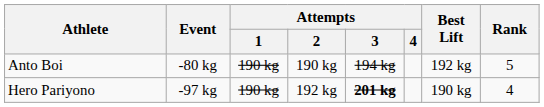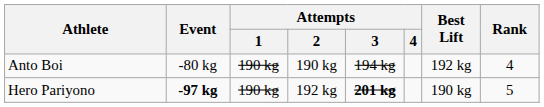(510, 66) 5 -> (510, 66) 4
(198, 90) normal -> (198, 90) bold
(510, 90) 4 -> (510, 90) 5
